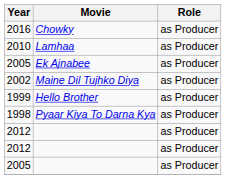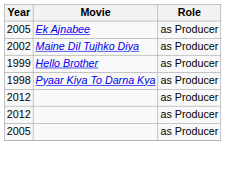- row: (19, 30)
- row: (19, 47)
